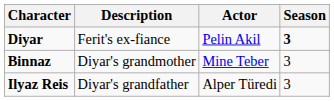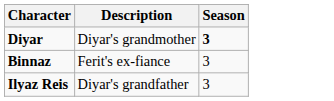- column: (240, 15)
(124, 38) Ferit's ex-fiance -> (137, 38) Diyar's grandmother
(137, 61) Diyar's grandmother -> (124, 61) Ferit's ex-fiance
